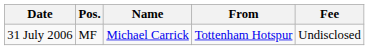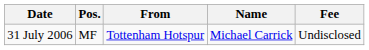columns swapped: (148, 14) <-> (244, 14)
